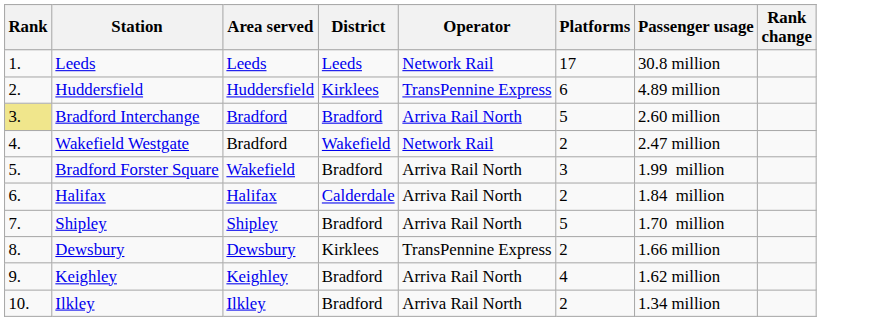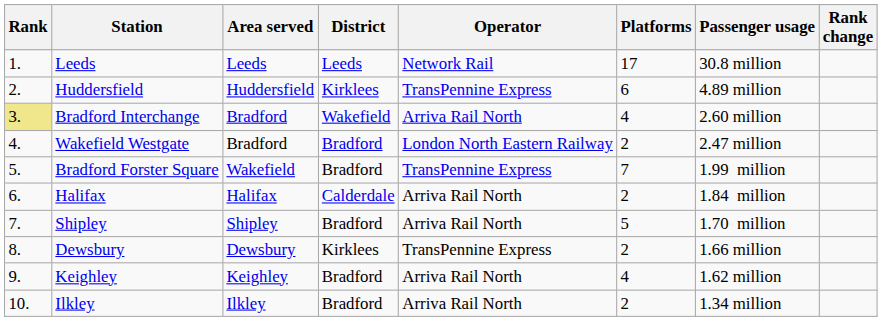(352, 116) Bradford -> (356, 116) Wakefield
(563, 116) 5 -> (625, 116) 4
(356, 143) Wakefield -> (352, 143) Bradford
(448, 143) Network Rail -> (508, 143) London North Eastern Railway
(462, 169) Arriva Rail North -> (477, 169) TransPennine Express
(563, 169) 3 -> (625, 169) 7
